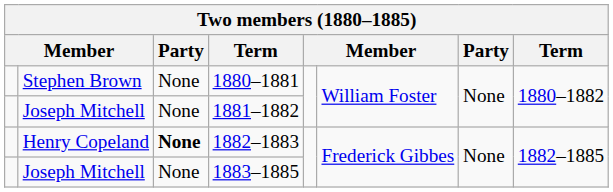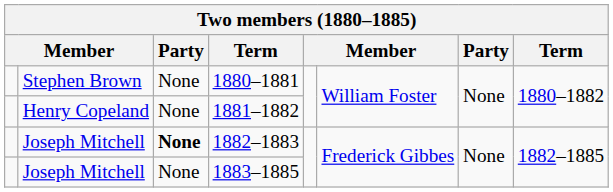(84, 111) Joseph Mitchell -> (86, 111) Henry Copeland
(86, 141) Henry Copeland -> (84, 141) Joseph Mitchell
